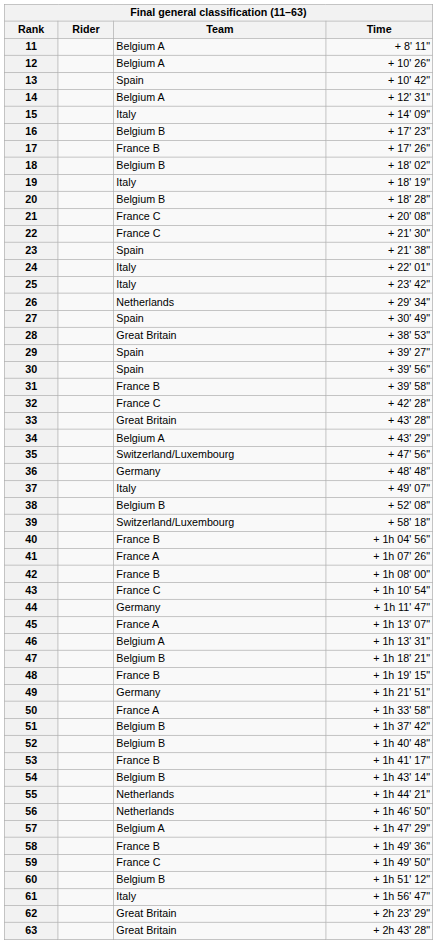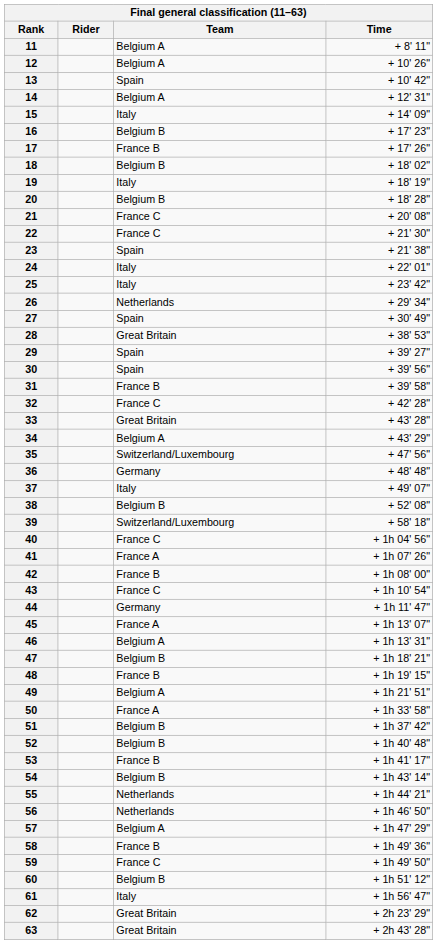(138, 540) France B -> (138, 540) France C
(138, 693) Germany -> (140, 693) Belgium A
